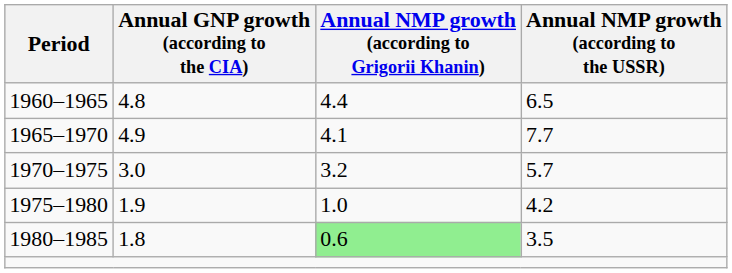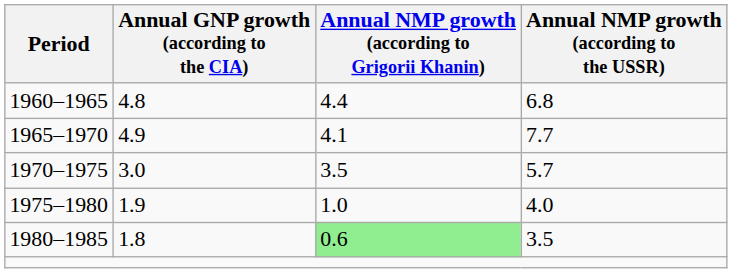(540, 100) 6.5 -> (540, 100) 6.8
(334, 170) 3.2 -> (334, 170) 3.5
(540, 204) 4.2 -> (540, 204) 4.0
